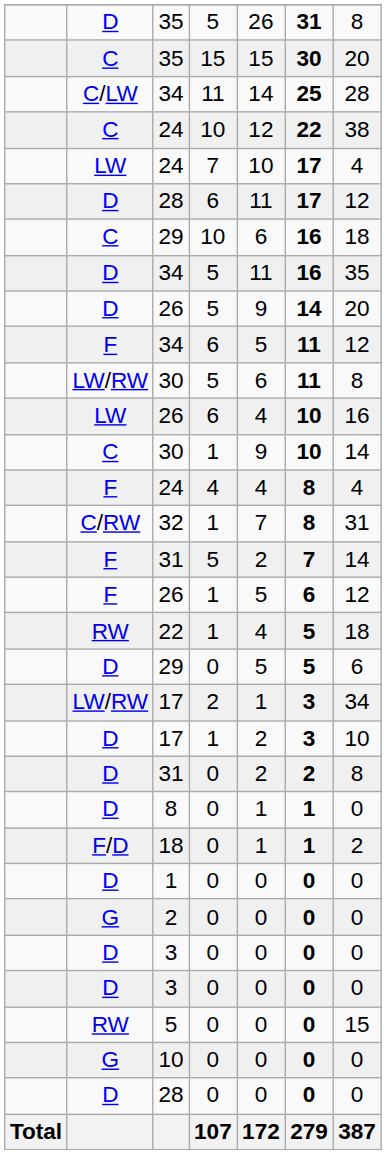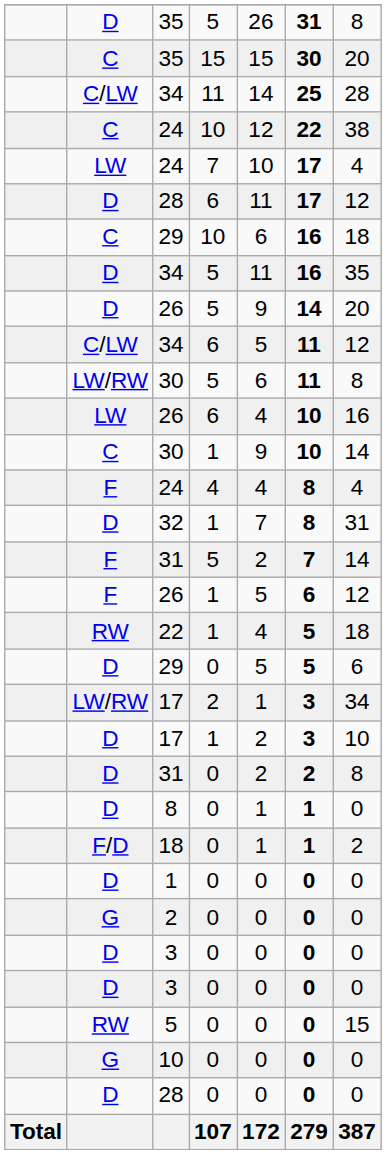(110, 344) F -> (110, 344) C/LW
(110, 523) C/RW -> (110, 523) D
